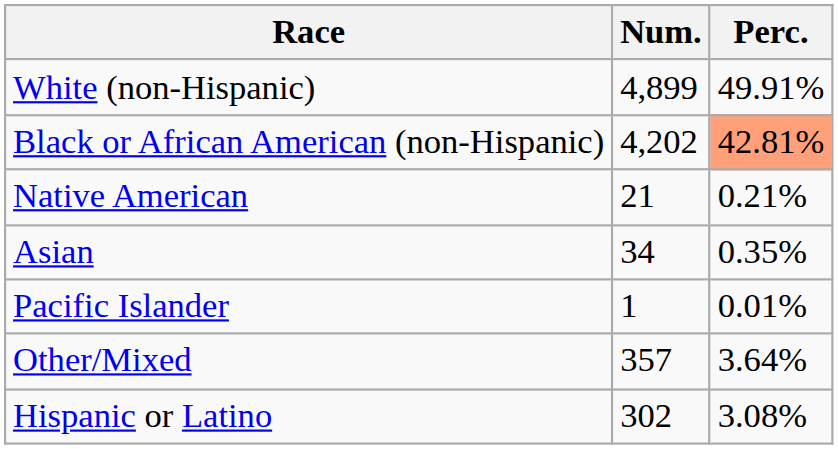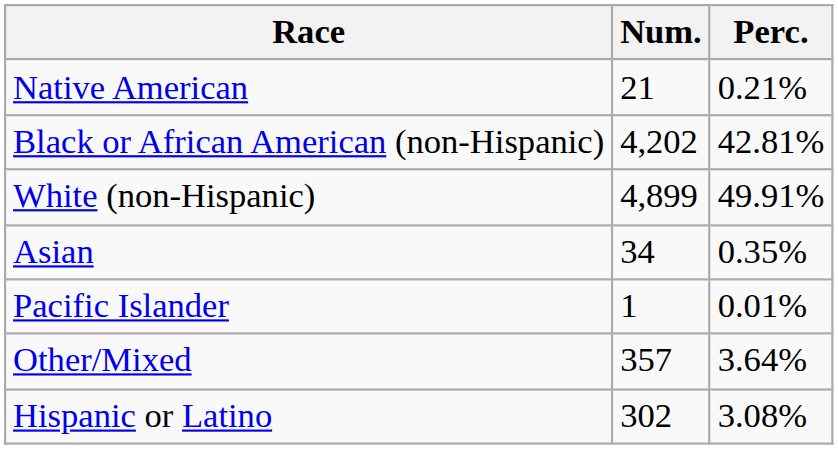rows swapped: (164, 86) <-> (131, 196)
(771, 141) lightsalmon background -> (771, 141) no background
